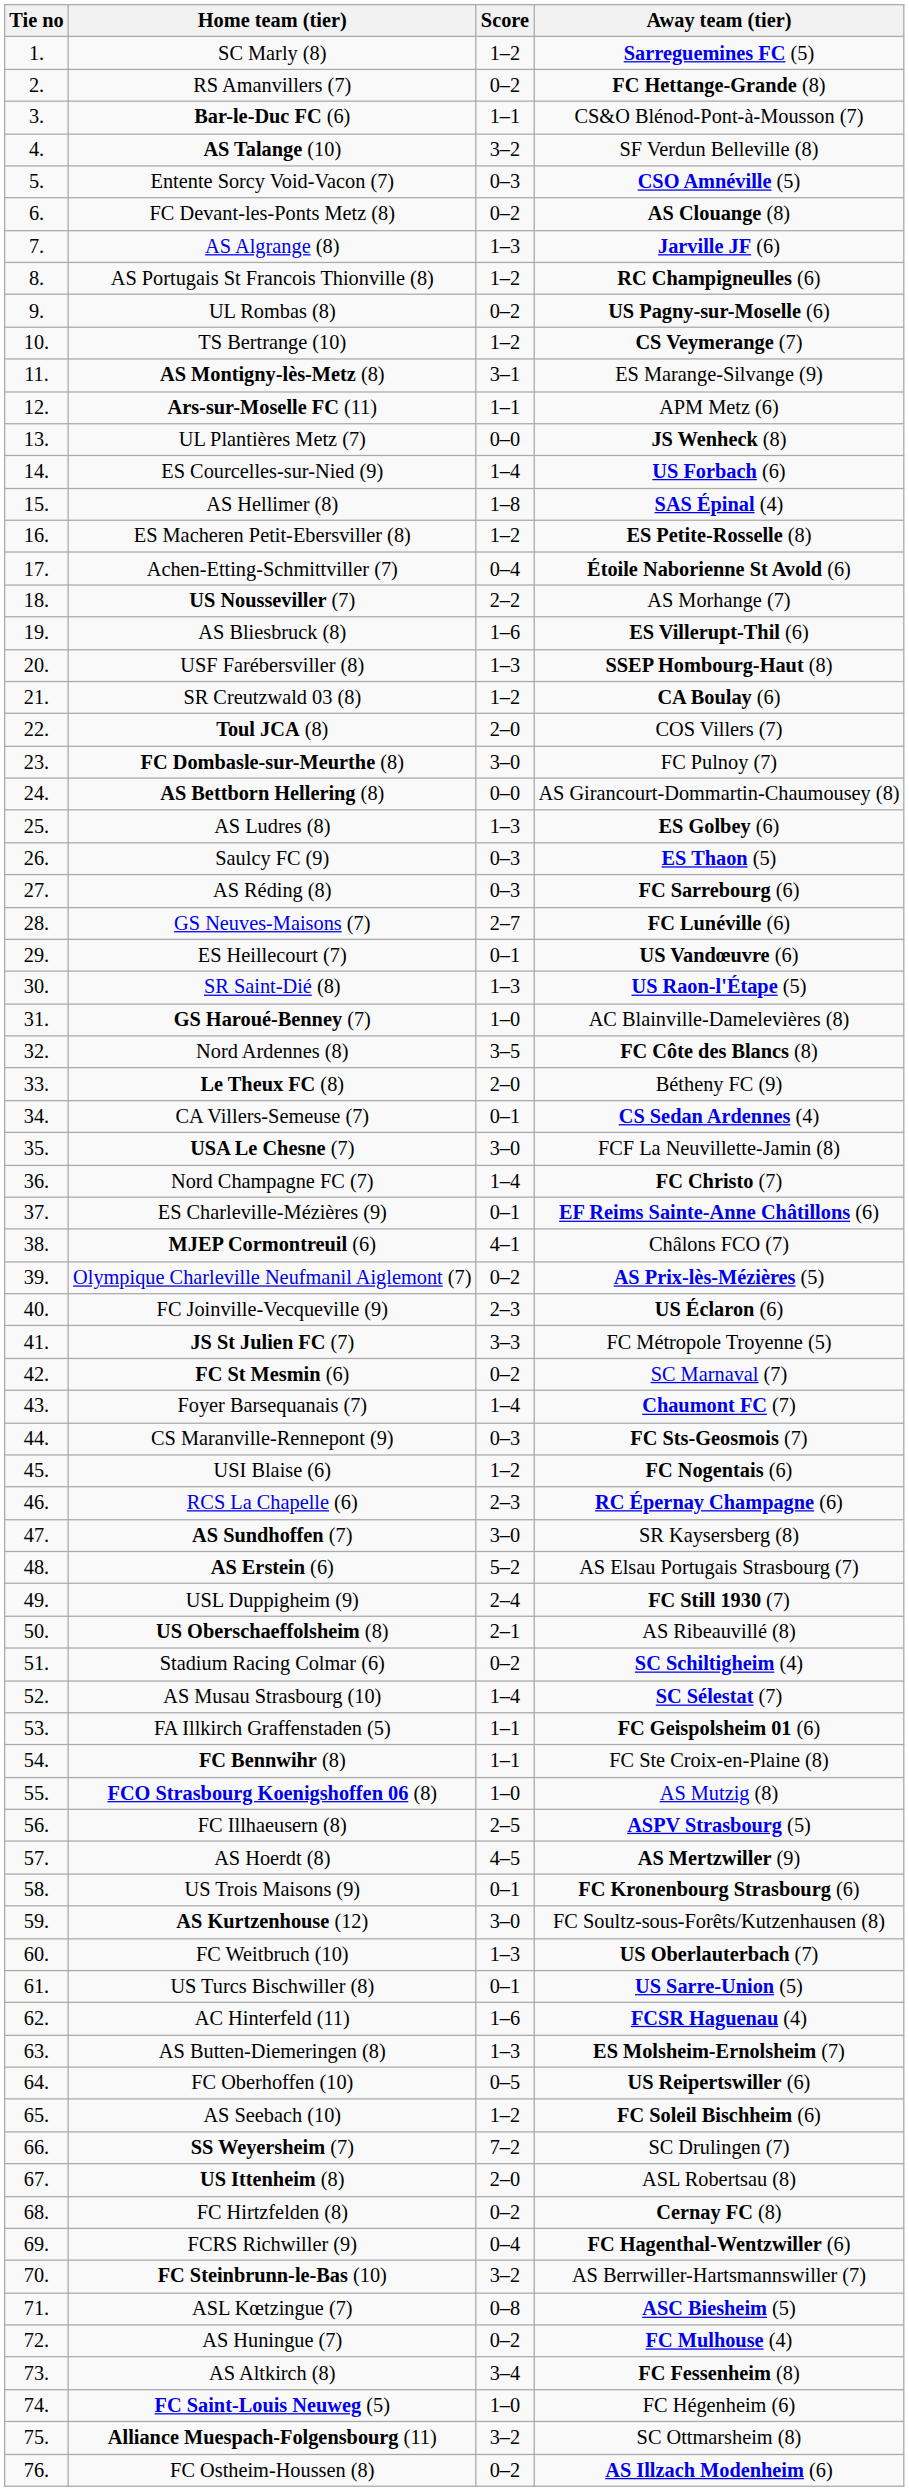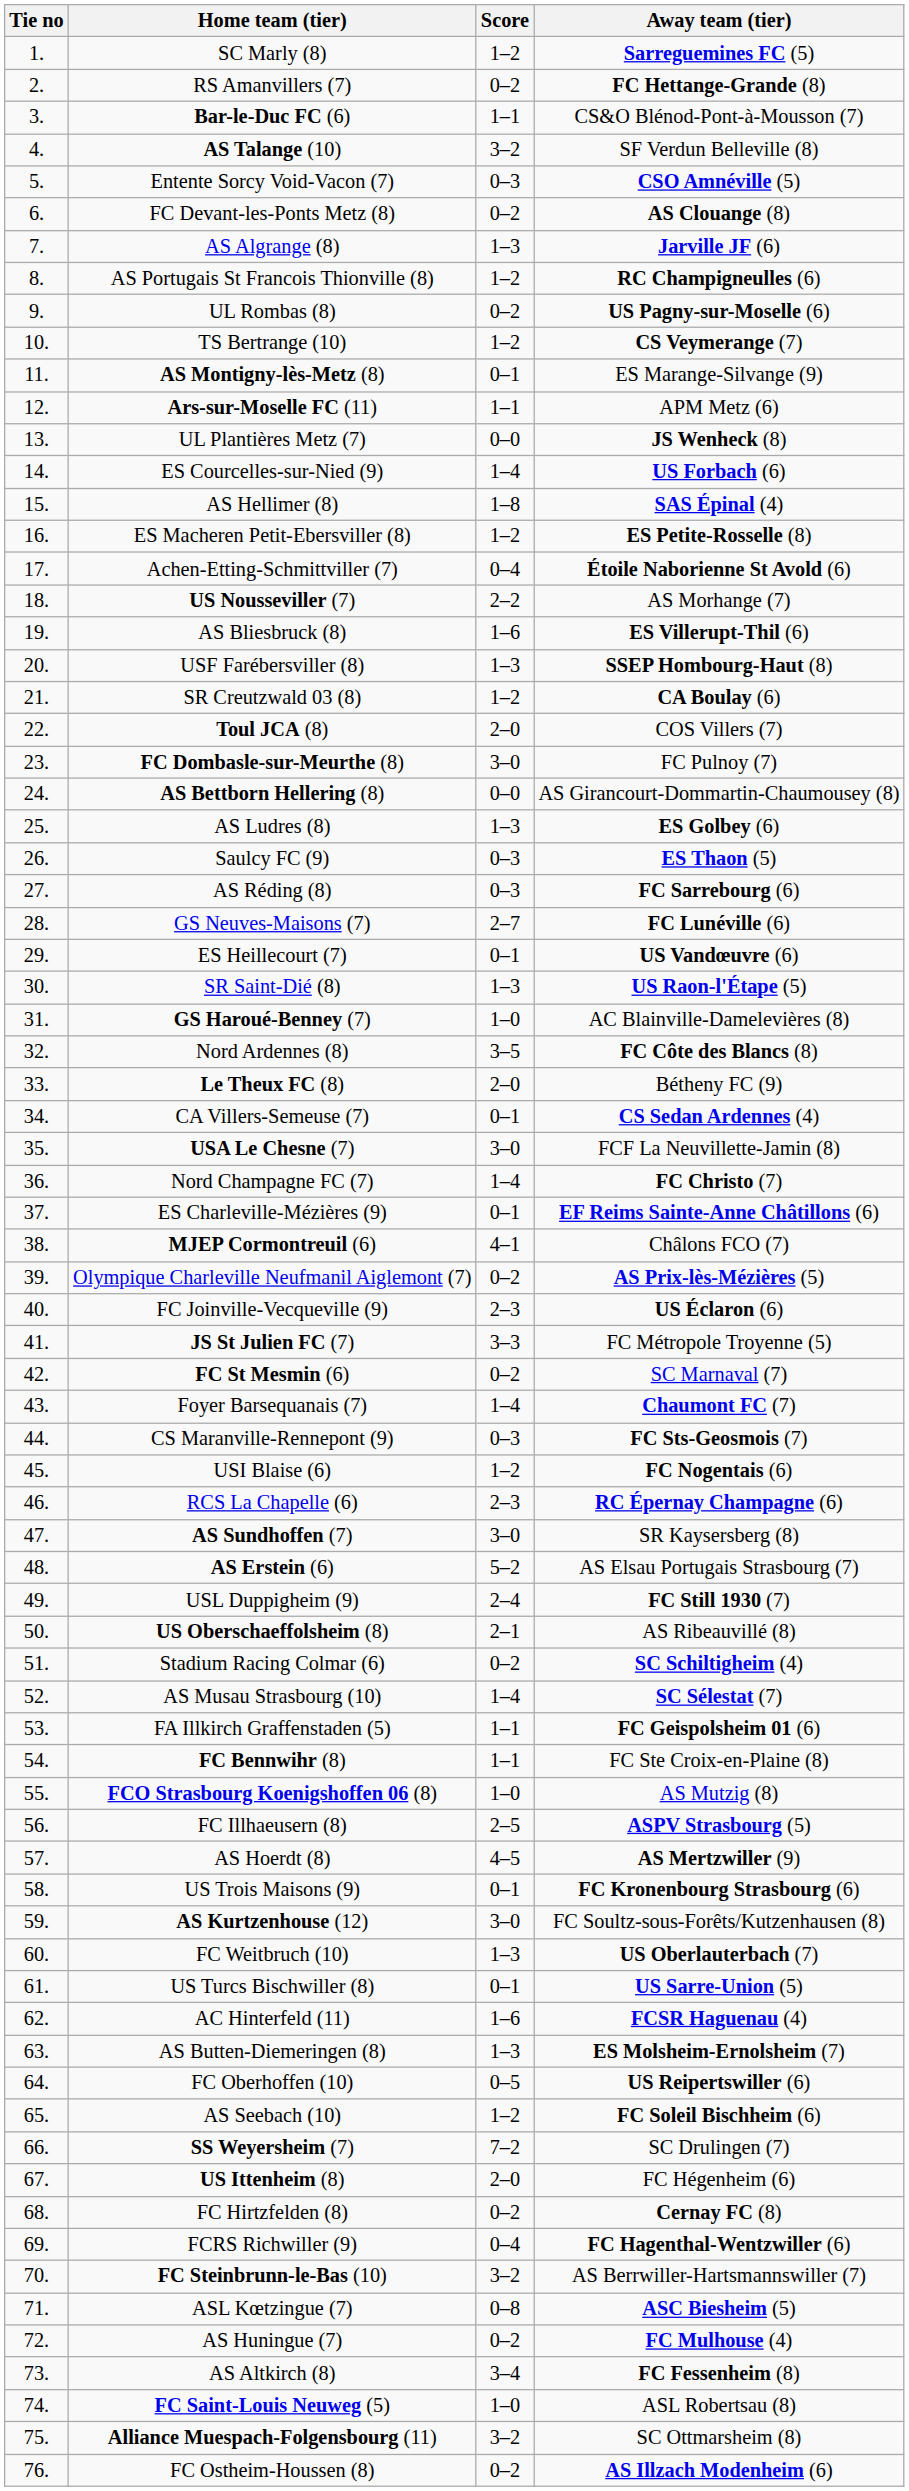(505, 375) 3–1 -> (505, 375) 0–1
(719, 2179) ASL Robertsau (8) -> (719, 2179) FC Hégenheim (6)
(719, 2405) FC Hégenheim (6) -> (719, 2405) ASL Robertsau (8)
